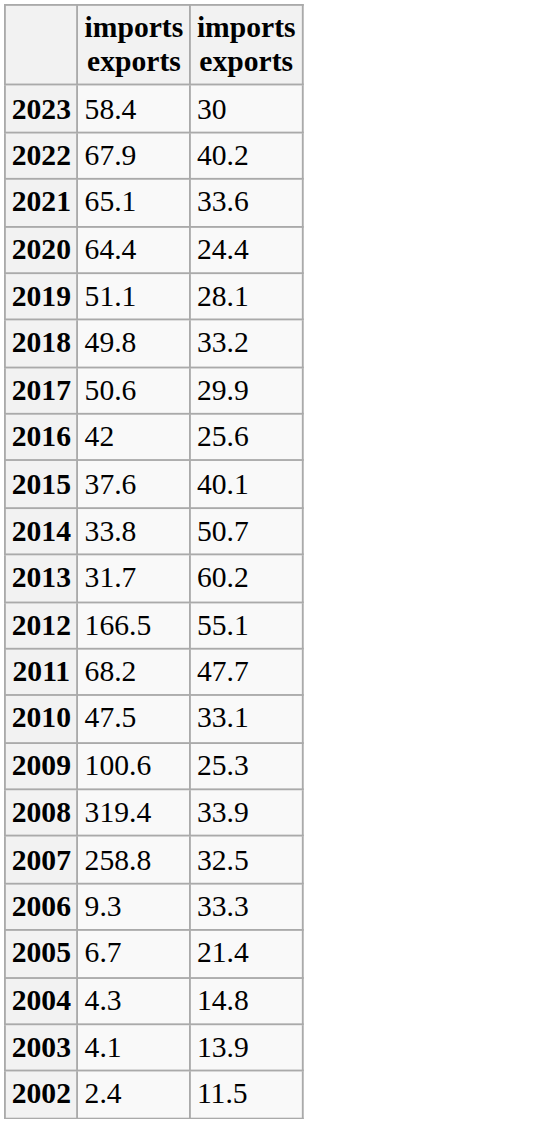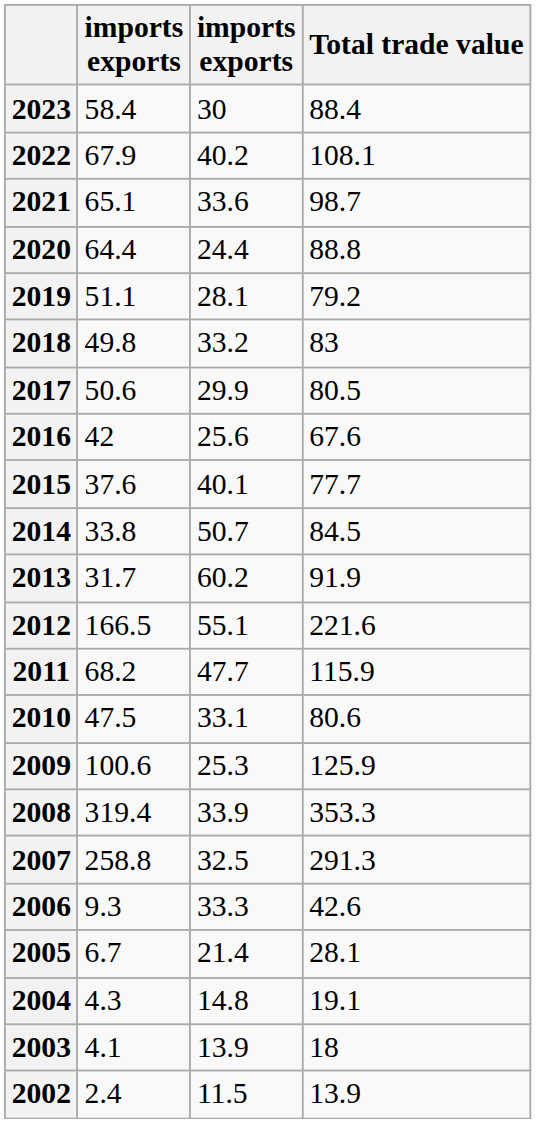+ column: (416, 44)
